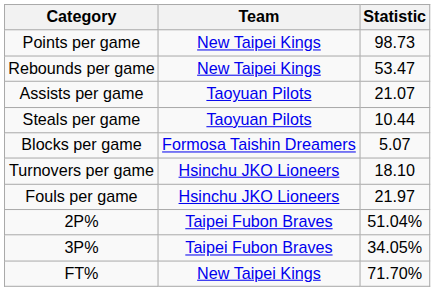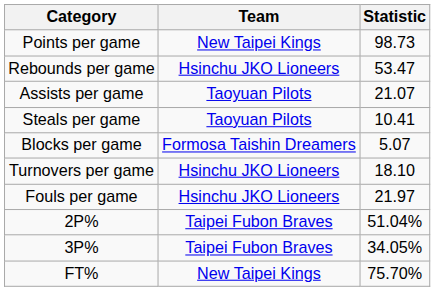(259, 68) New Taipei Kings -> (259, 68) Hsinchu JKO Lioneers
(395, 119) 10.44 -> (395, 119) 10.41
(395, 273) 71.70% -> (395, 273) 75.70%
